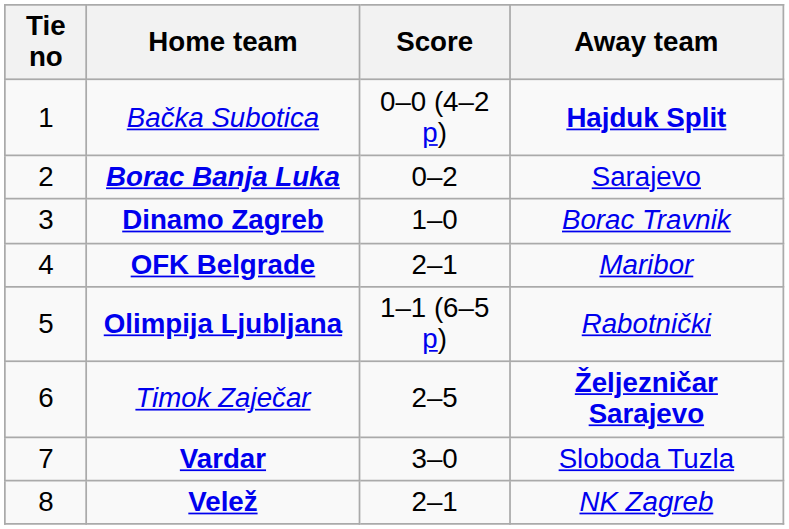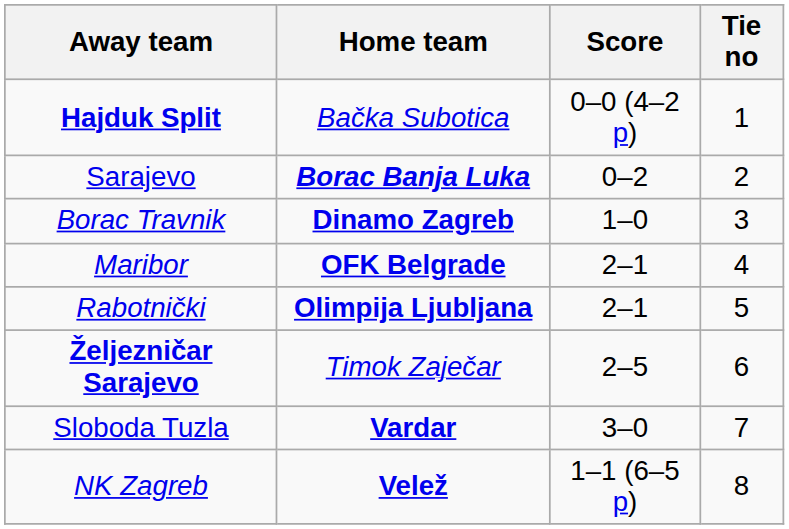columns swapped: (46, 42) <-> (646, 42)
(435, 323) 1–1 (6–5 p) -> (625, 308) 2–1
(435, 502) 2–1 -> (625, 486) 1–1 (6–5 p)
